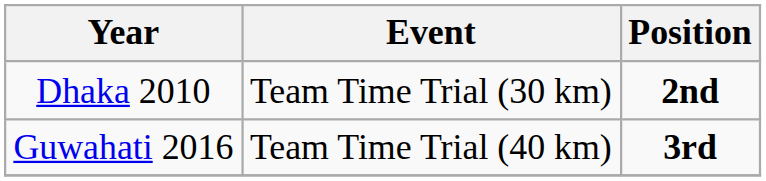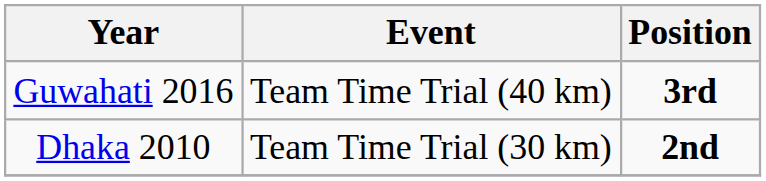rows swapped: (123, 89) <-> (123, 146)
